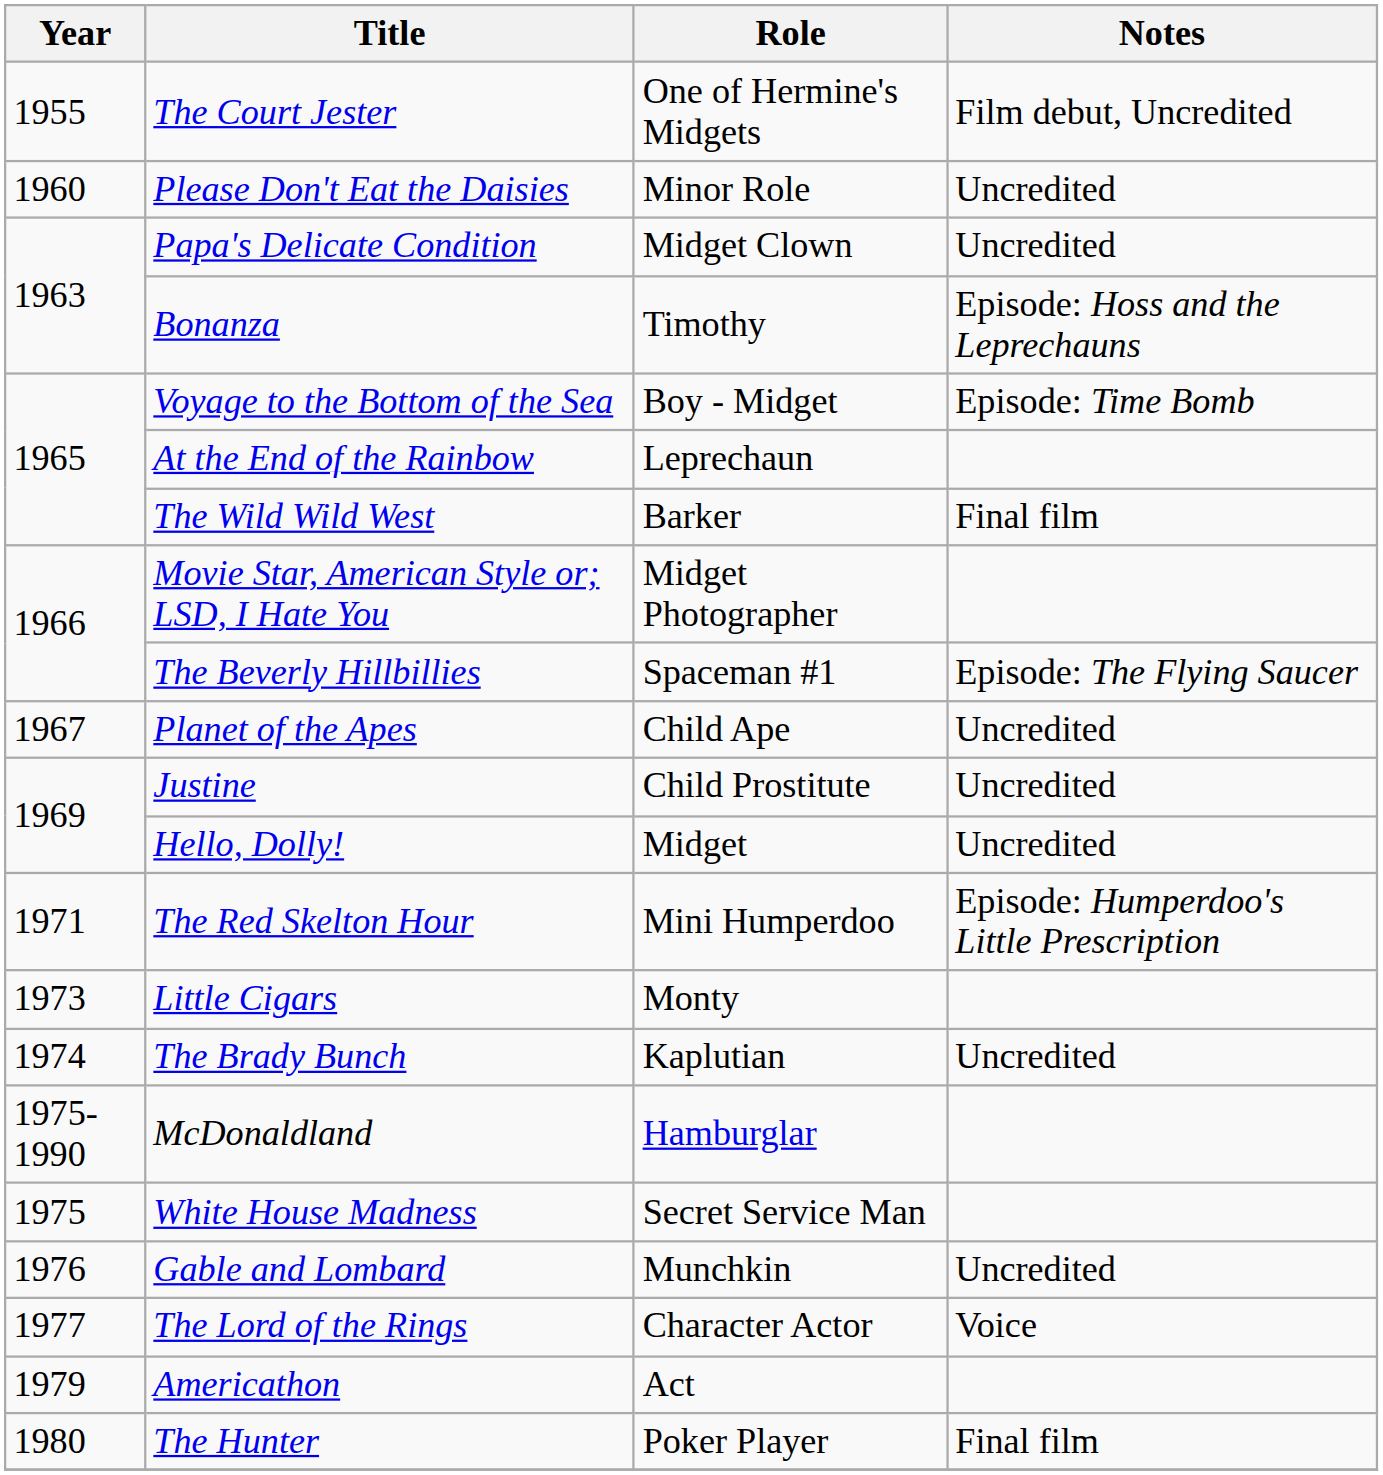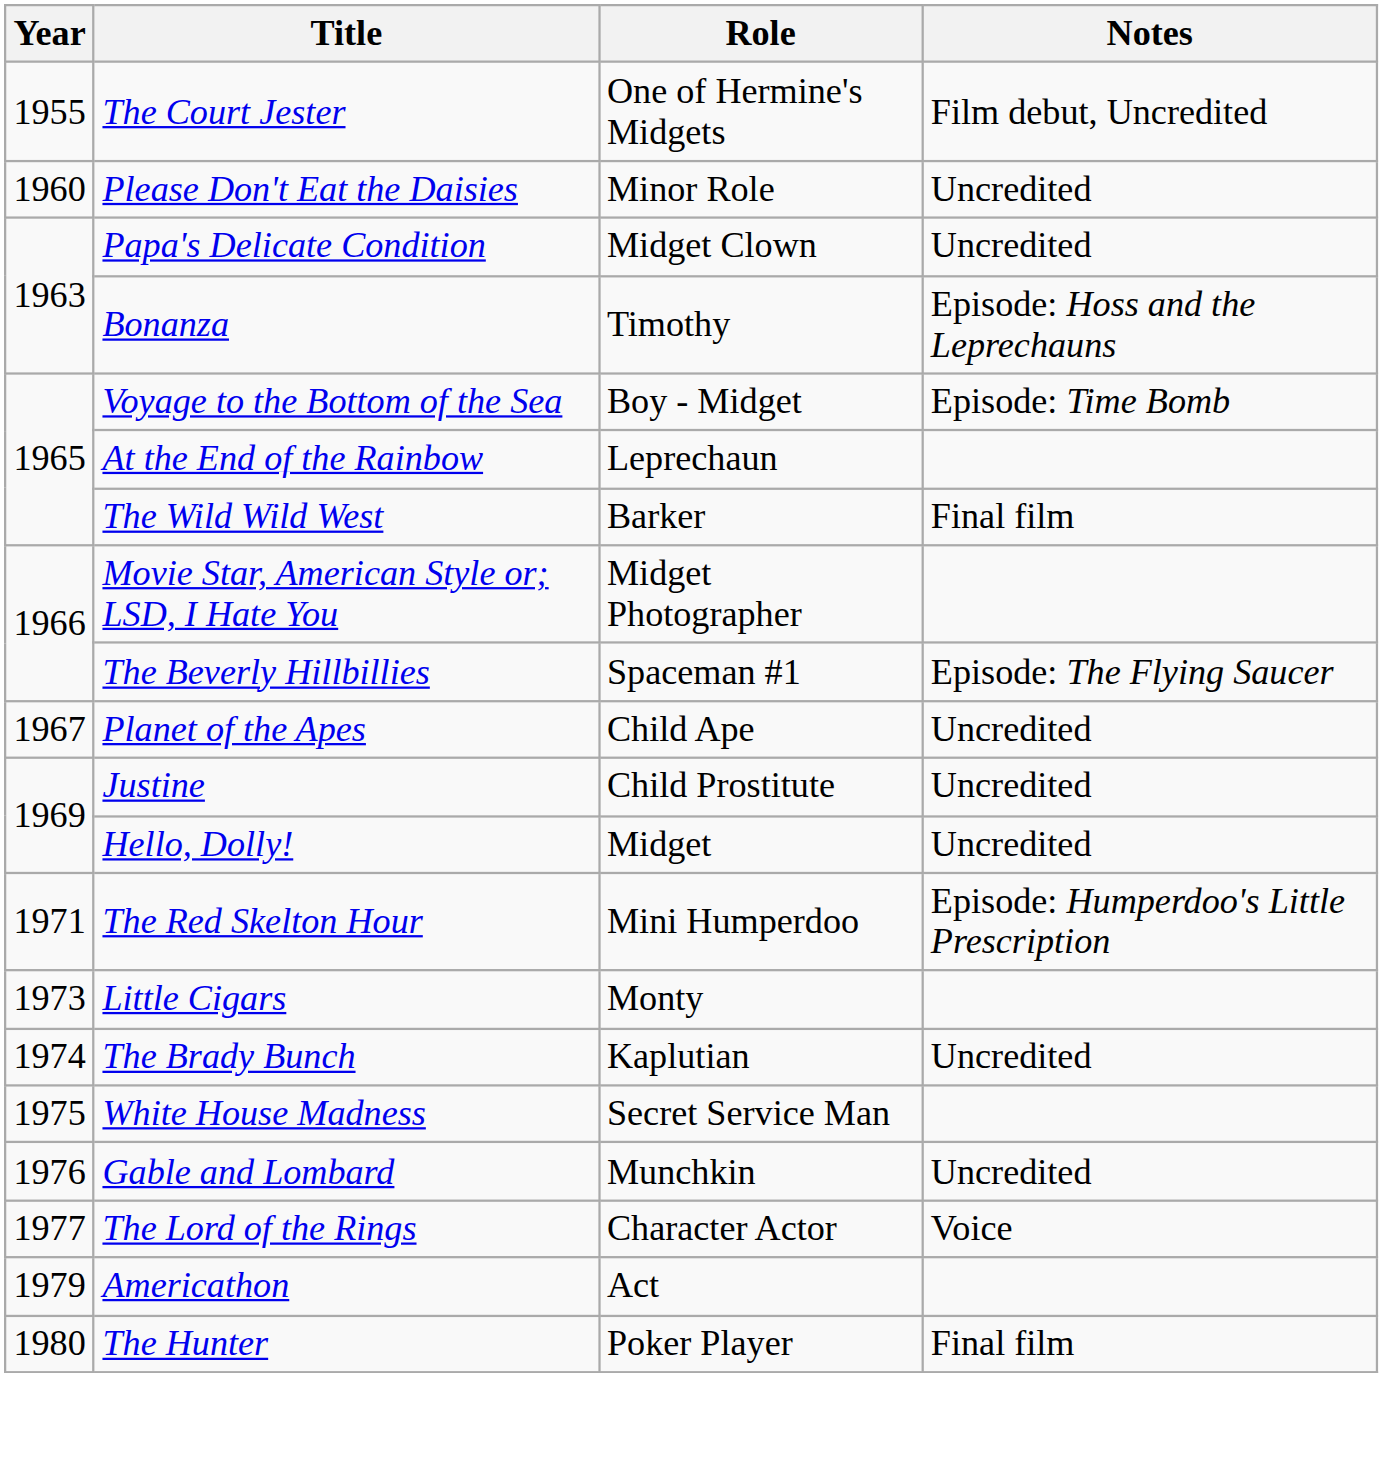- row: (263, 1133)
